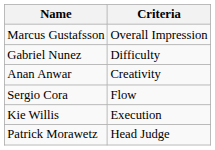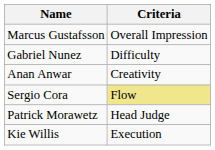(123, 94) no background -> (123, 94) khaki background
rows swapped: (33, 114) <-> (52, 134)
